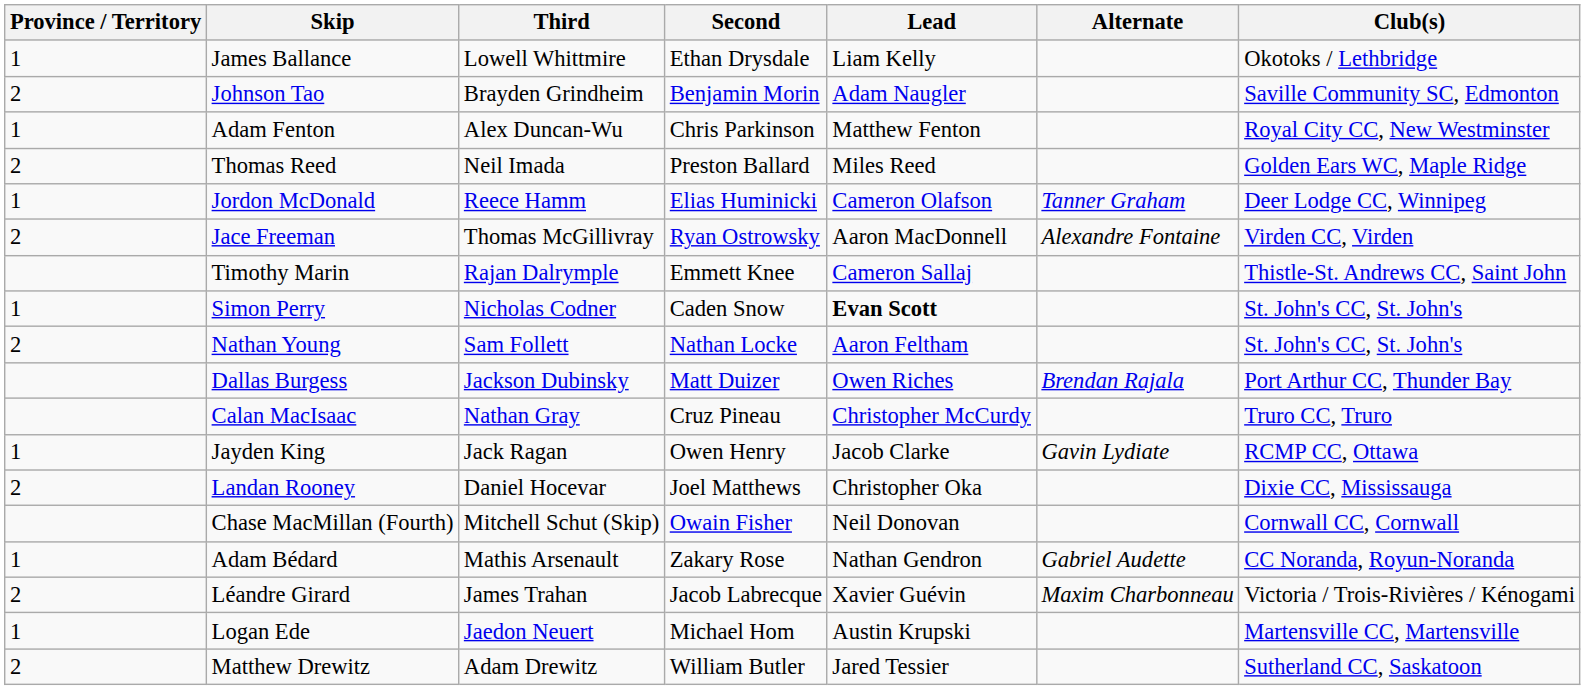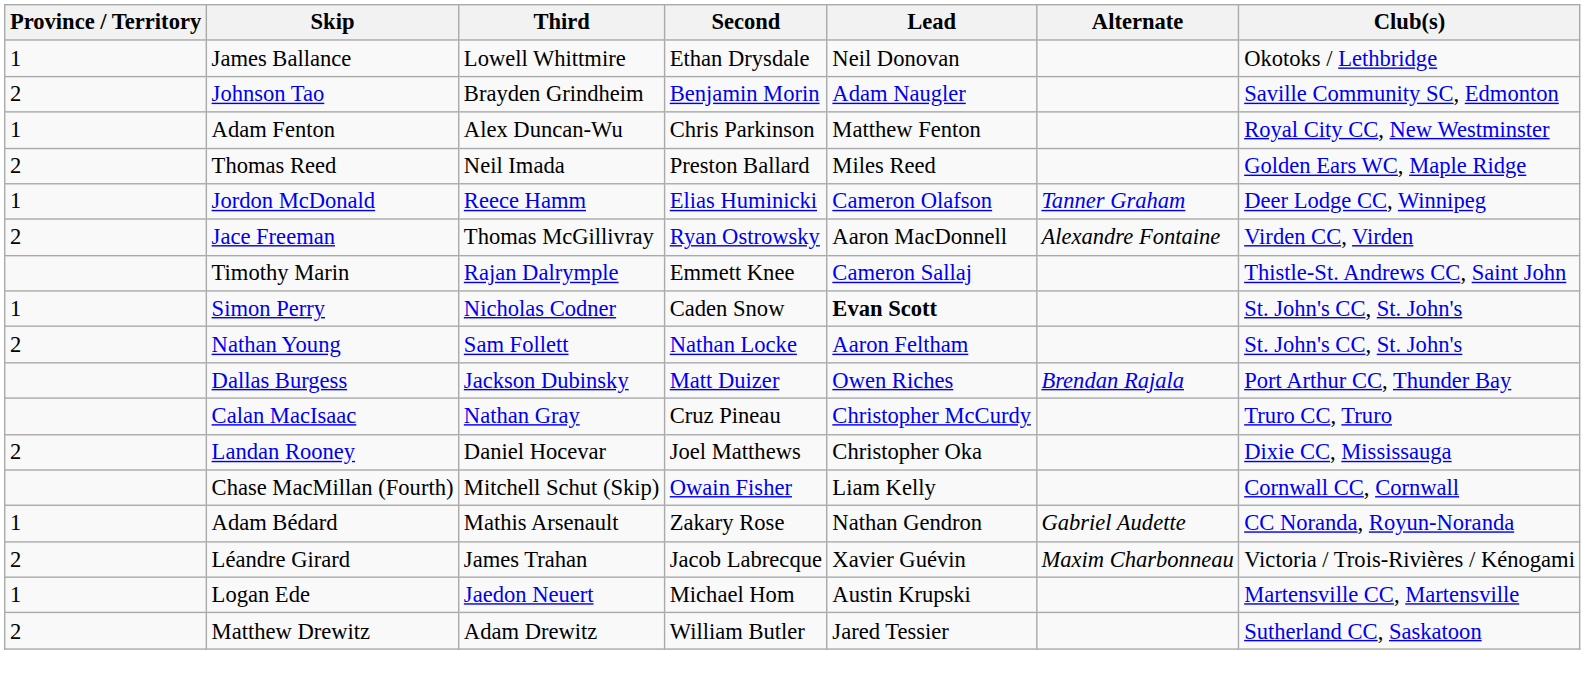(884, 58) Liam Kelly -> (896, 58) Neil Donovan
- row: (268, 451)
(896, 523) Neil Donovan -> (884, 487) Liam Kelly
